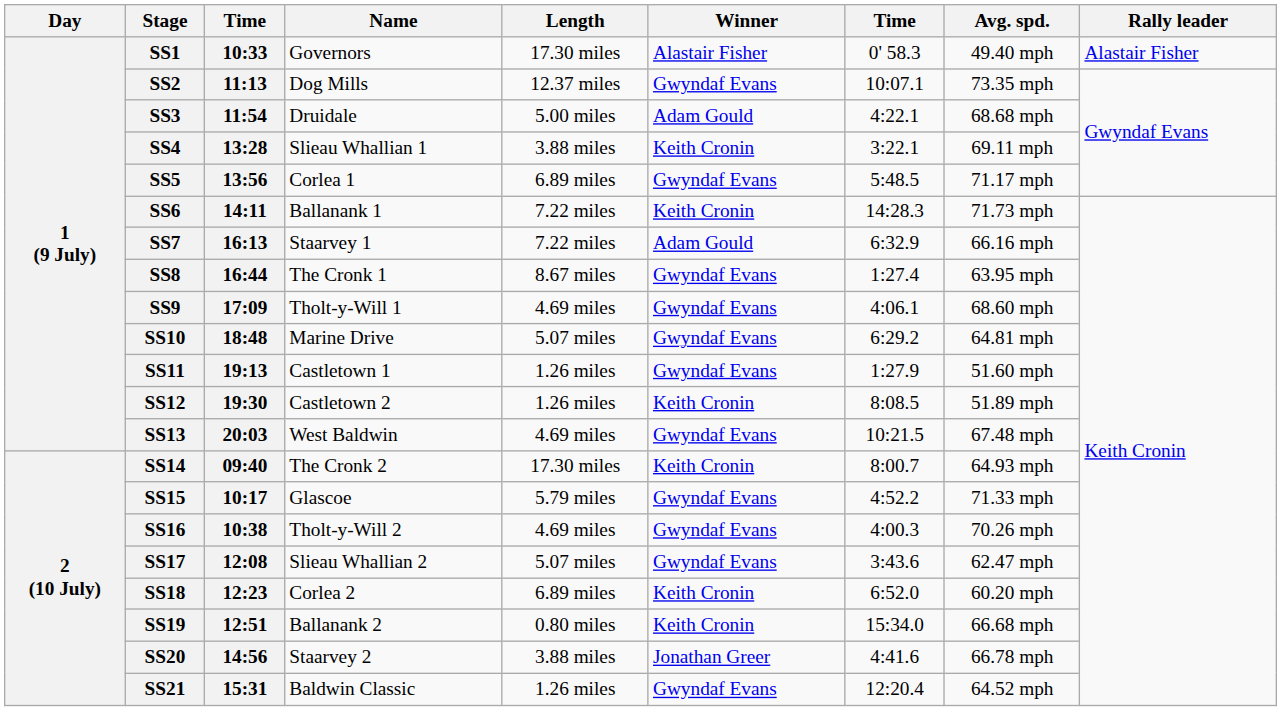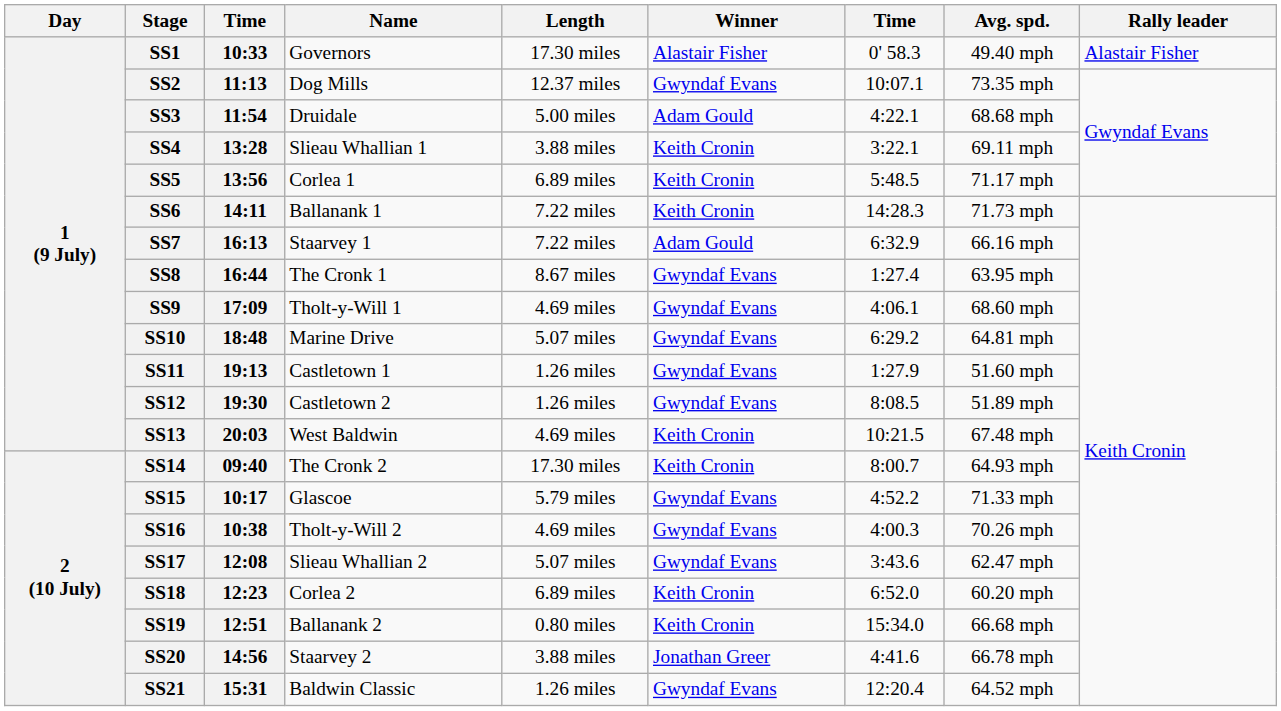(715, 179) Gwyndaf Evans -> (704, 179) Keith Cronin
(704, 402) Keith Cronin -> (715, 402) Gwyndaf Evans
(715, 434) Gwyndaf Evans -> (704, 434) Keith Cronin
